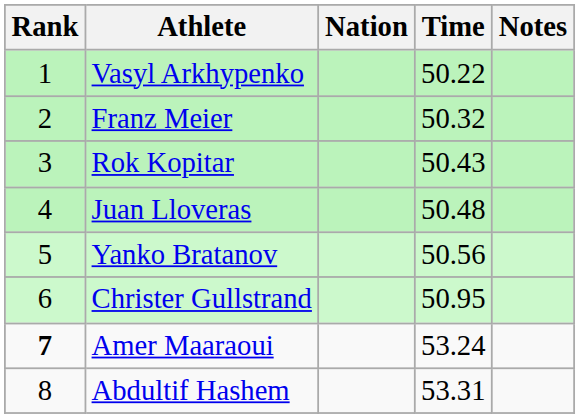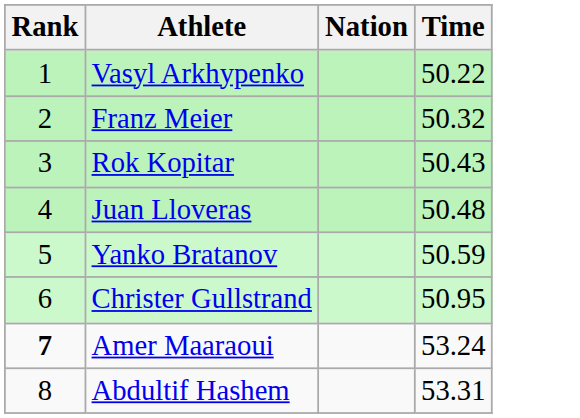- column: (533, 27)
(453, 254) 50.56 -> (453, 254) 50.59
